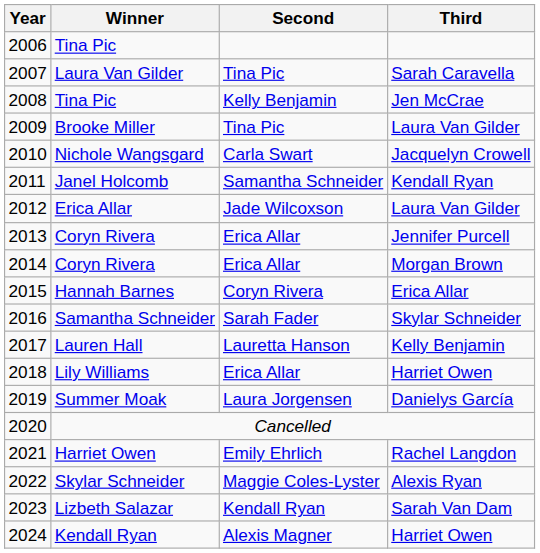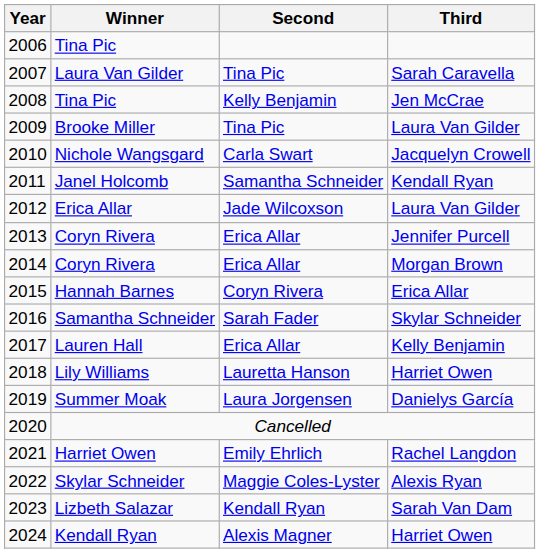(286, 345) Lauretta Hanson -> (262, 345) Erica Allar
(262, 372) Erica Allar -> (286, 372) Lauretta Hanson
